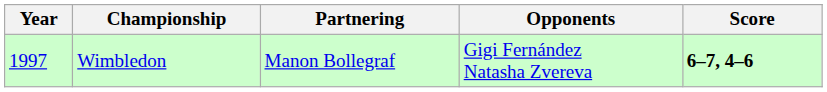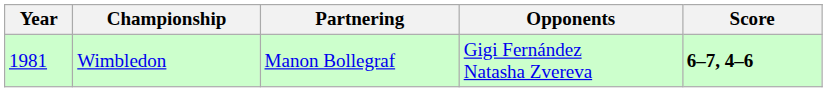(28, 60) 1997 -> (28, 60) 1981
